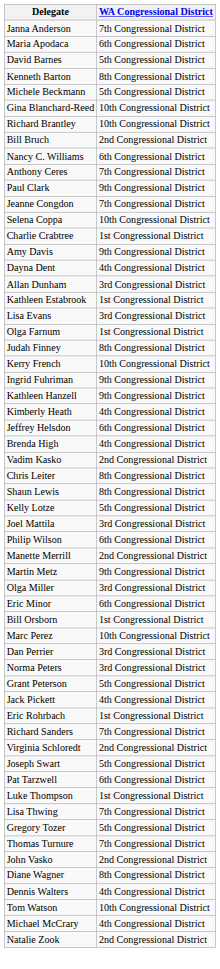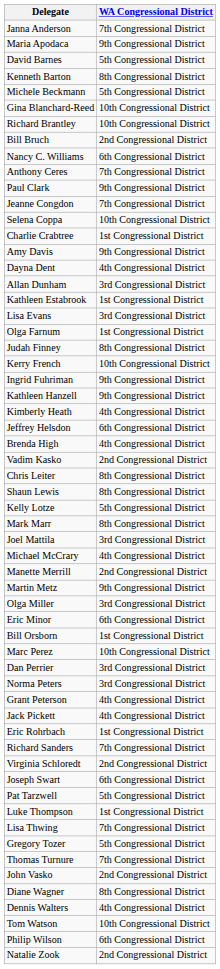(152, 44) 6th Congressional District -> (152, 44) 9th Congressional District
+ row: (29, 524)
rows swapped: (43, 923) <-> (34, 540)
(152, 683) 5th Congressional District -> (152, 699) 4th Congressional District
(152, 763) 5th Congressional District -> (152, 779) 6th Congressional District
(152, 779) 6th Congressional District -> (152, 795) 5th Congressional District
